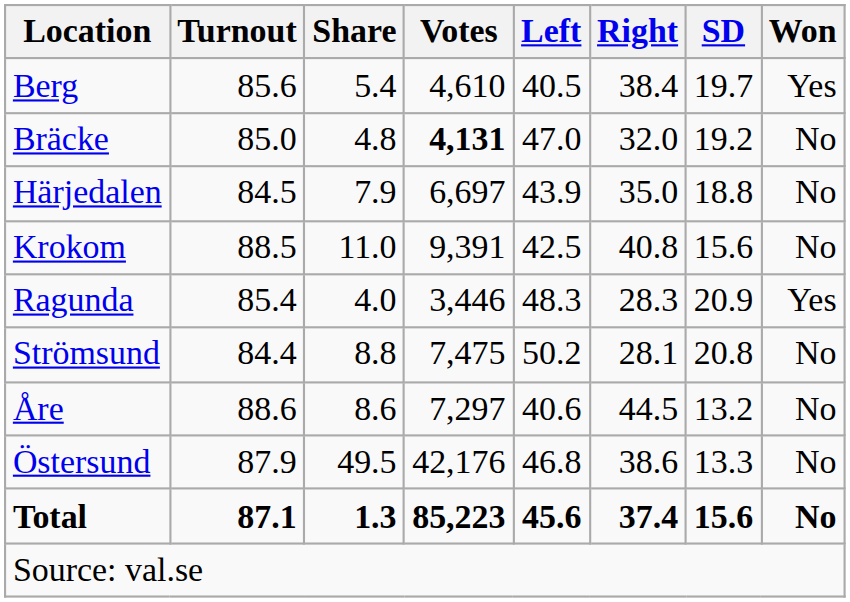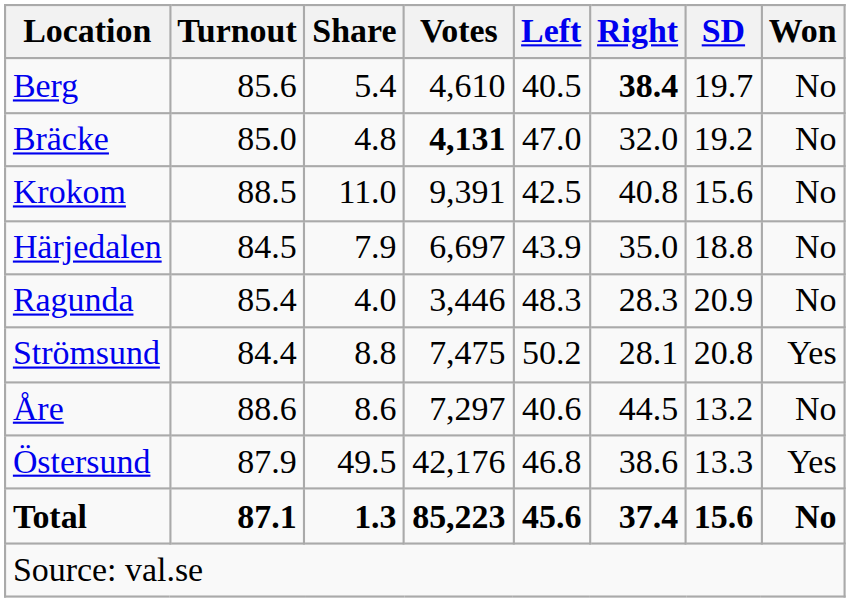(648, 85) normal -> (648, 85) bold
(812, 85) Yes -> (816, 85) No
rows swapped: (87, 192) <-> (69, 246)
(812, 300) Yes -> (816, 300) No
(816, 354) No -> (812, 354) Yes
(816, 461) No -> (812, 461) Yes
